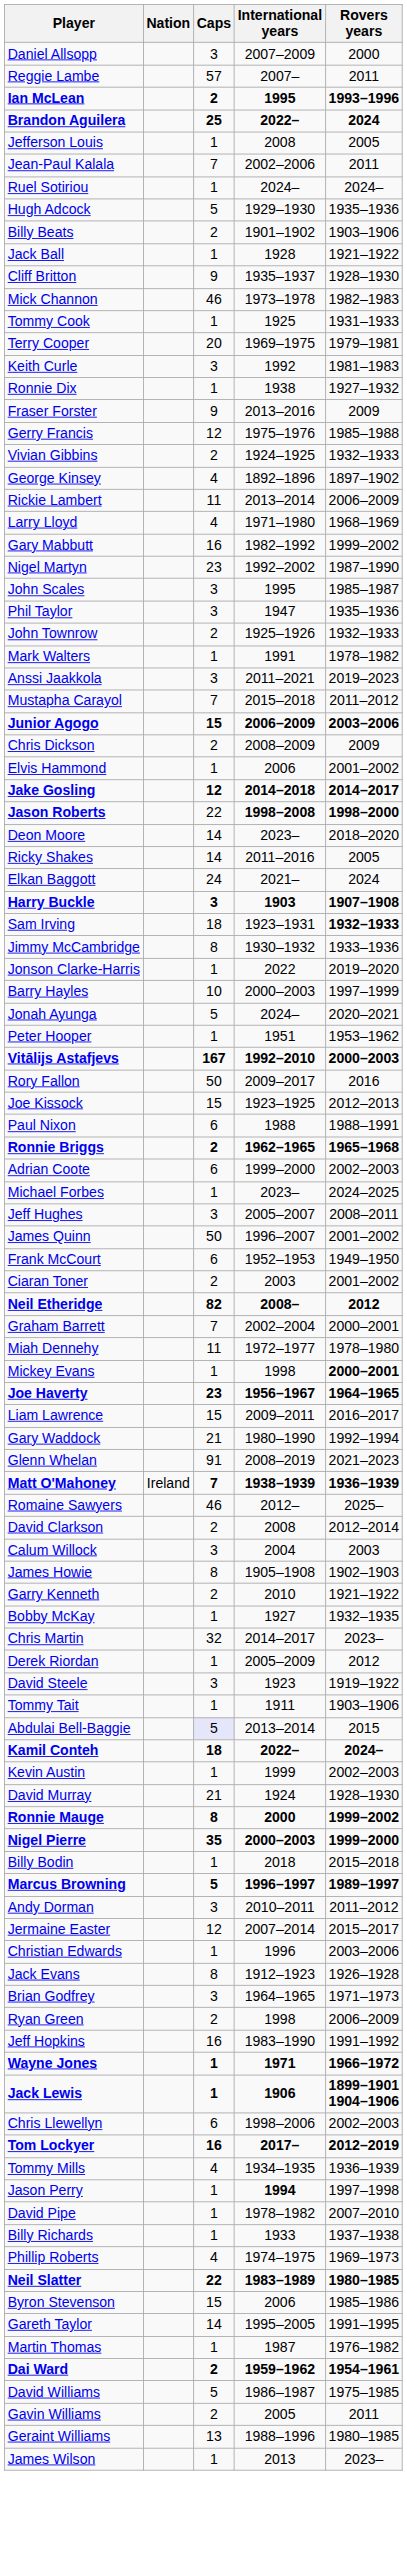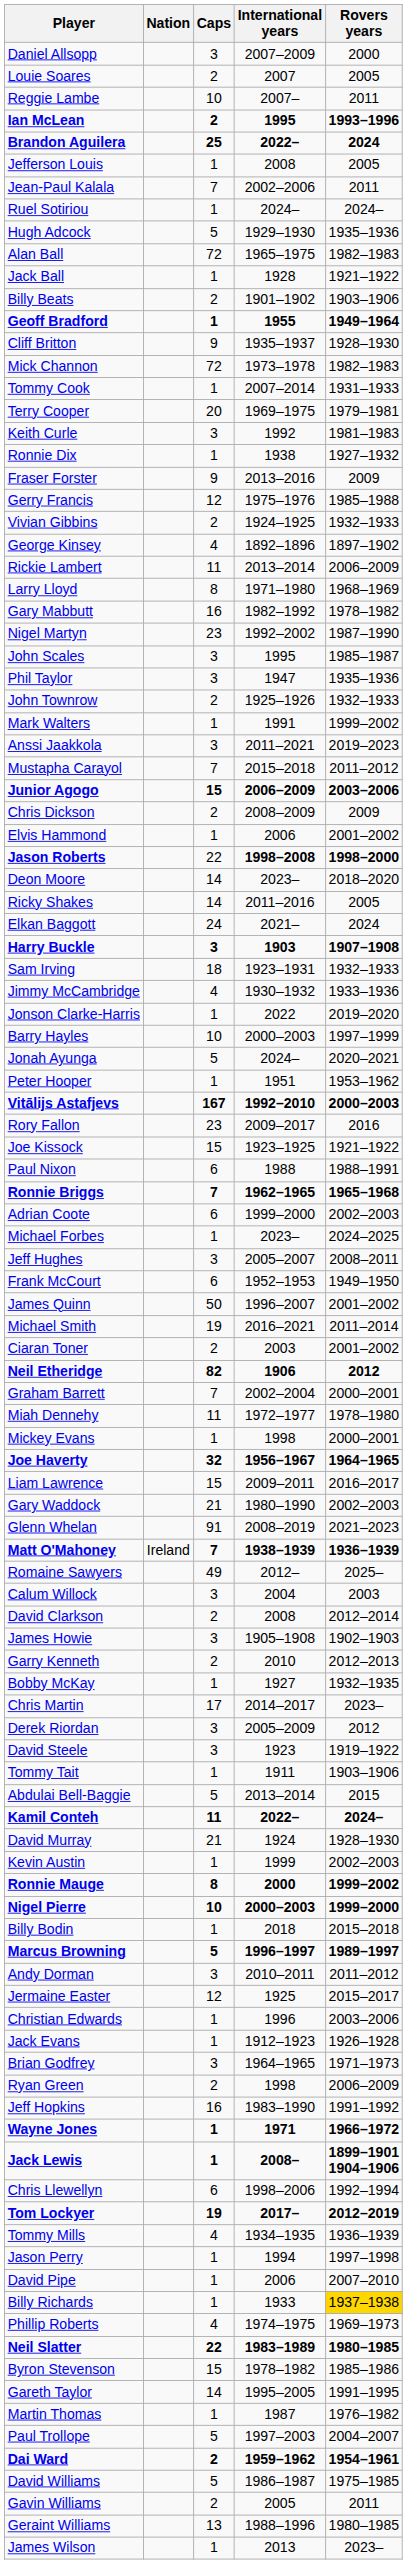+ row: (49, 76)
(214, 76) 57 -> (214, 98) 10
+ row: (35, 254)
rows swapped: (36, 254) <-> (41, 232)
+ row: (58, 321)
(214, 299) 46 -> (214, 366) 72
(280, 321) 1925 -> (280, 388) 2007–2014
(214, 522) 4 -> (214, 589) 8
(364, 545) 1999–2002 -> (364, 612) 1978–1982
(364, 656) 1978–1982 -> (364, 723) 1999–2002
- row: (52, 790)
(364, 924) bold -> (364, 969) normal
(214, 947) 8 -> (214, 991) 4
(214, 1081) 50 -> (214, 1125) 23
(364, 1103) 2012–2013 -> (364, 1148) 1921–1922
(214, 1148) 2 -> (214, 1192) 7
rows swapped: (54, 1259) <-> (49, 1237)
+ row: (52, 1326)
(280, 1304) 2008– -> (280, 1371) 1906
(364, 1371) bold -> (364, 1438) normal
(214, 1393) 23 -> (214, 1460) 32
(364, 1438) 1992–1994 -> (364, 1505) 2002–2003
(214, 1505) 46 -> (214, 1572) 49
rows swapped: (52, 1549) <-> (55, 1527)
(214, 1572) 8 -> (214, 1639) 3
(364, 1594) 1921–1922 -> (364, 1661) 2012–2013
(214, 1639) 32 -> (214, 1706) 17
(214, 1661) 1 -> (214, 1728) 3
(214, 1728) lavender background -> (214, 1795) no background
(214, 1750) 18 -> (214, 1817) 11
rows swapped: (50, 1795) <-> (46, 1773)
(214, 1840) 35 -> (214, 1907) 10
(280, 1929) 2007–2014 -> (280, 1996) 1925
(214, 1974) 8 -> (214, 2041) 1
(280, 2093) 1906 -> (280, 2160) 2008–
(364, 2124) 2002–2003 -> (364, 2191) 1992–1994
(214, 2146) 16 -> (214, 2213) 19
(280, 2191) bold -> (280, 2258) normal
(280, 2213) 1978–1982 -> (280, 2280) 2006
(364, 2235) no background -> (364, 2302) gold background
(280, 2302) 2006 -> (280, 2369) 1978–1982
+ row: (49, 2436)
